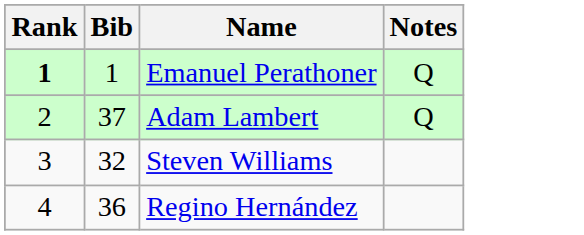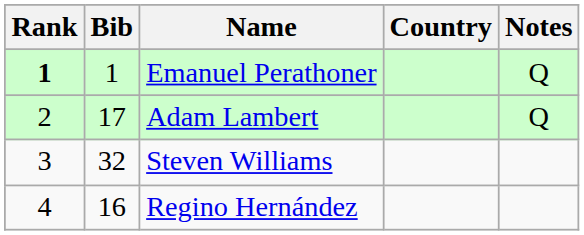+ column: (441, 26)
(112, 116) 37 -> (112, 116) 17
(112, 206) 36 -> (112, 206) 16
